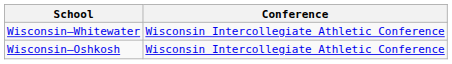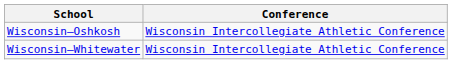rows swapped: (64, 49) <-> (74, 31)
